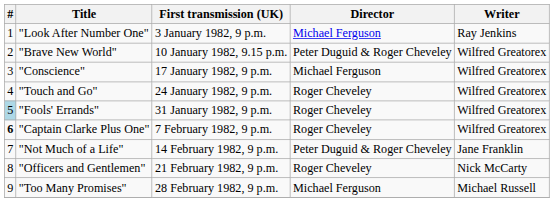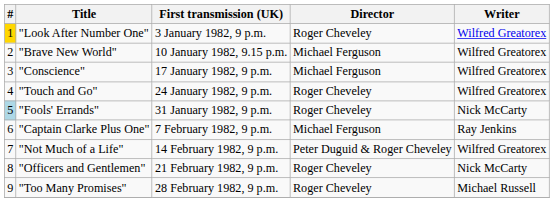(10, 33) no background -> (10, 33) gold background
(337, 33) Michael Ferguson -> (332, 33) Roger Cheveley
(487, 33) Ray Jenkins -> (502, 33) Wilfred Greatorex
(372, 52) Peter Duguid & Roger Cheveley -> (337, 52) Michael Ferguson
(502, 110) Wilfred Greatorex -> (492, 110) Nick McCarty
(10, 129) bold -> (10, 129) normal
(332, 129) Roger Cheveley -> (337, 129) Michael Ferguson
(502, 129) Wilfred Greatorex -> (487, 129) Ray Jenkins
(490, 149) Jane Franklin -> (502, 149) Wilfred Greatorex
(337, 187) Michael Ferguson -> (332, 187) Roger Cheveley
